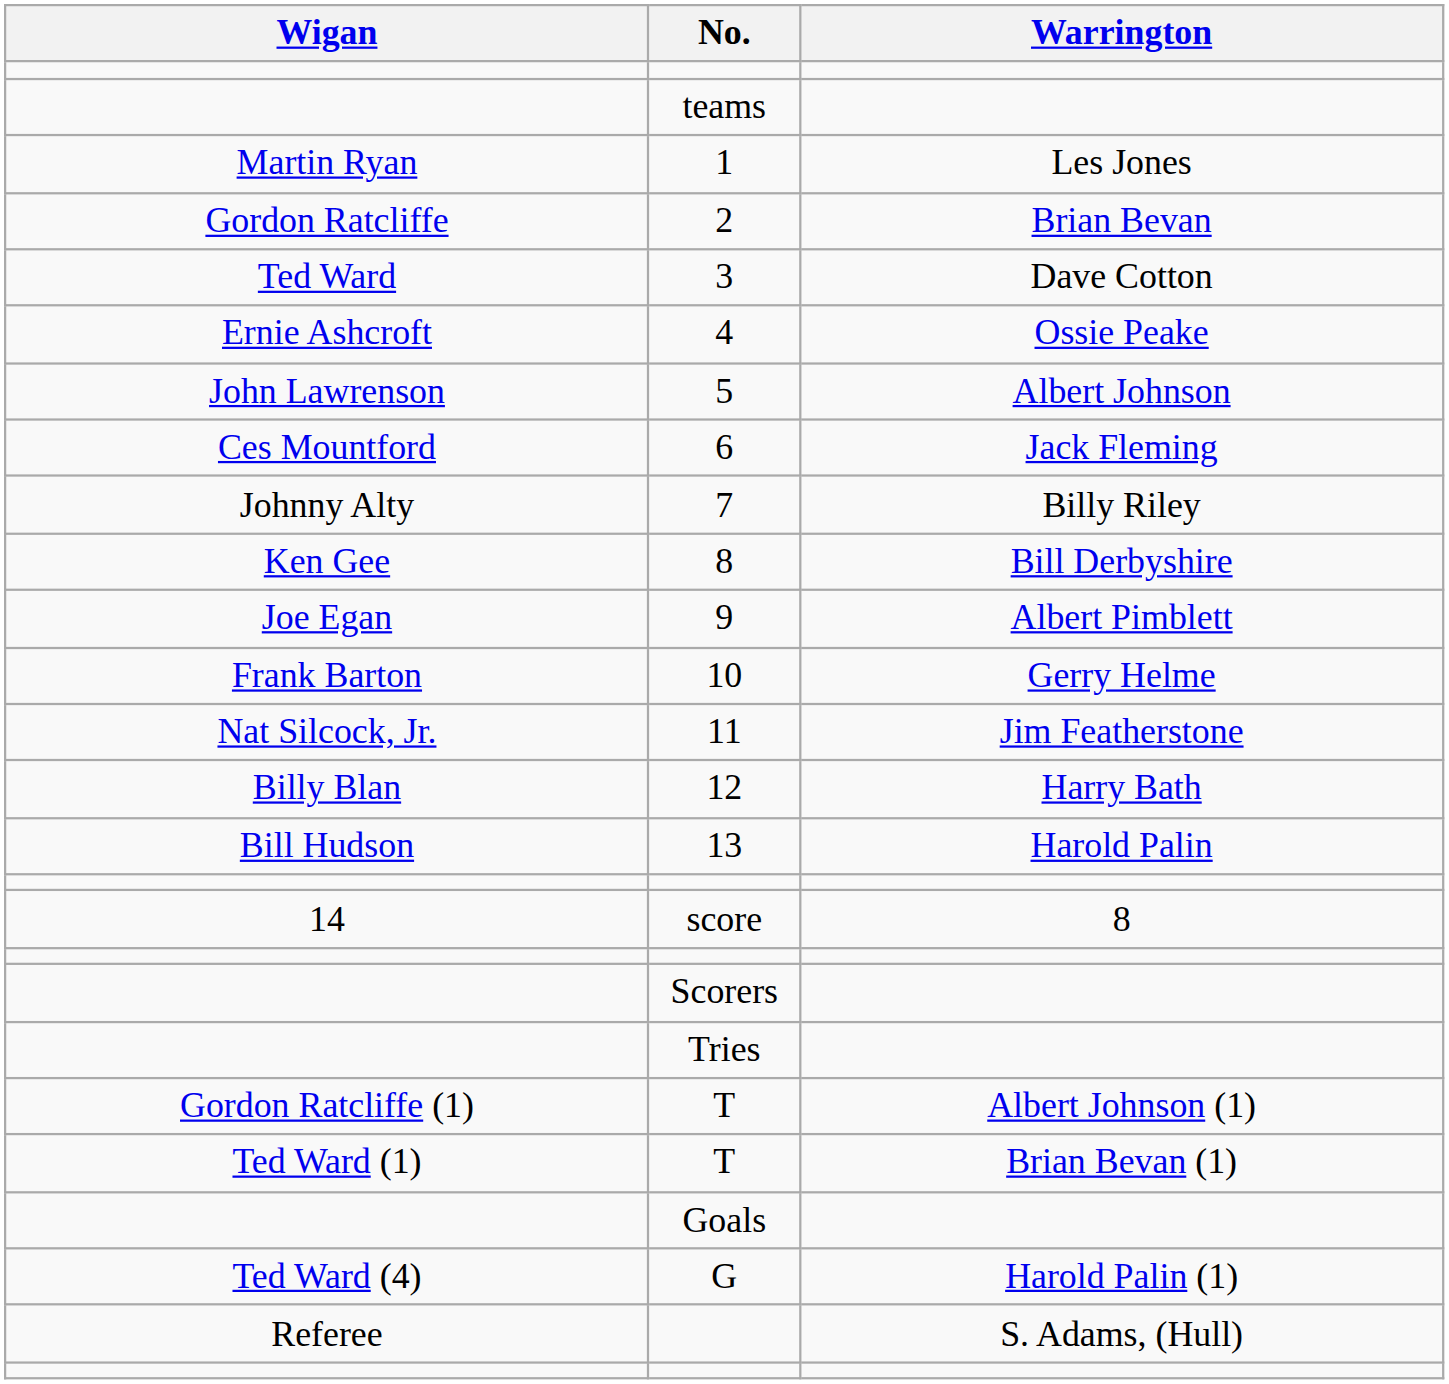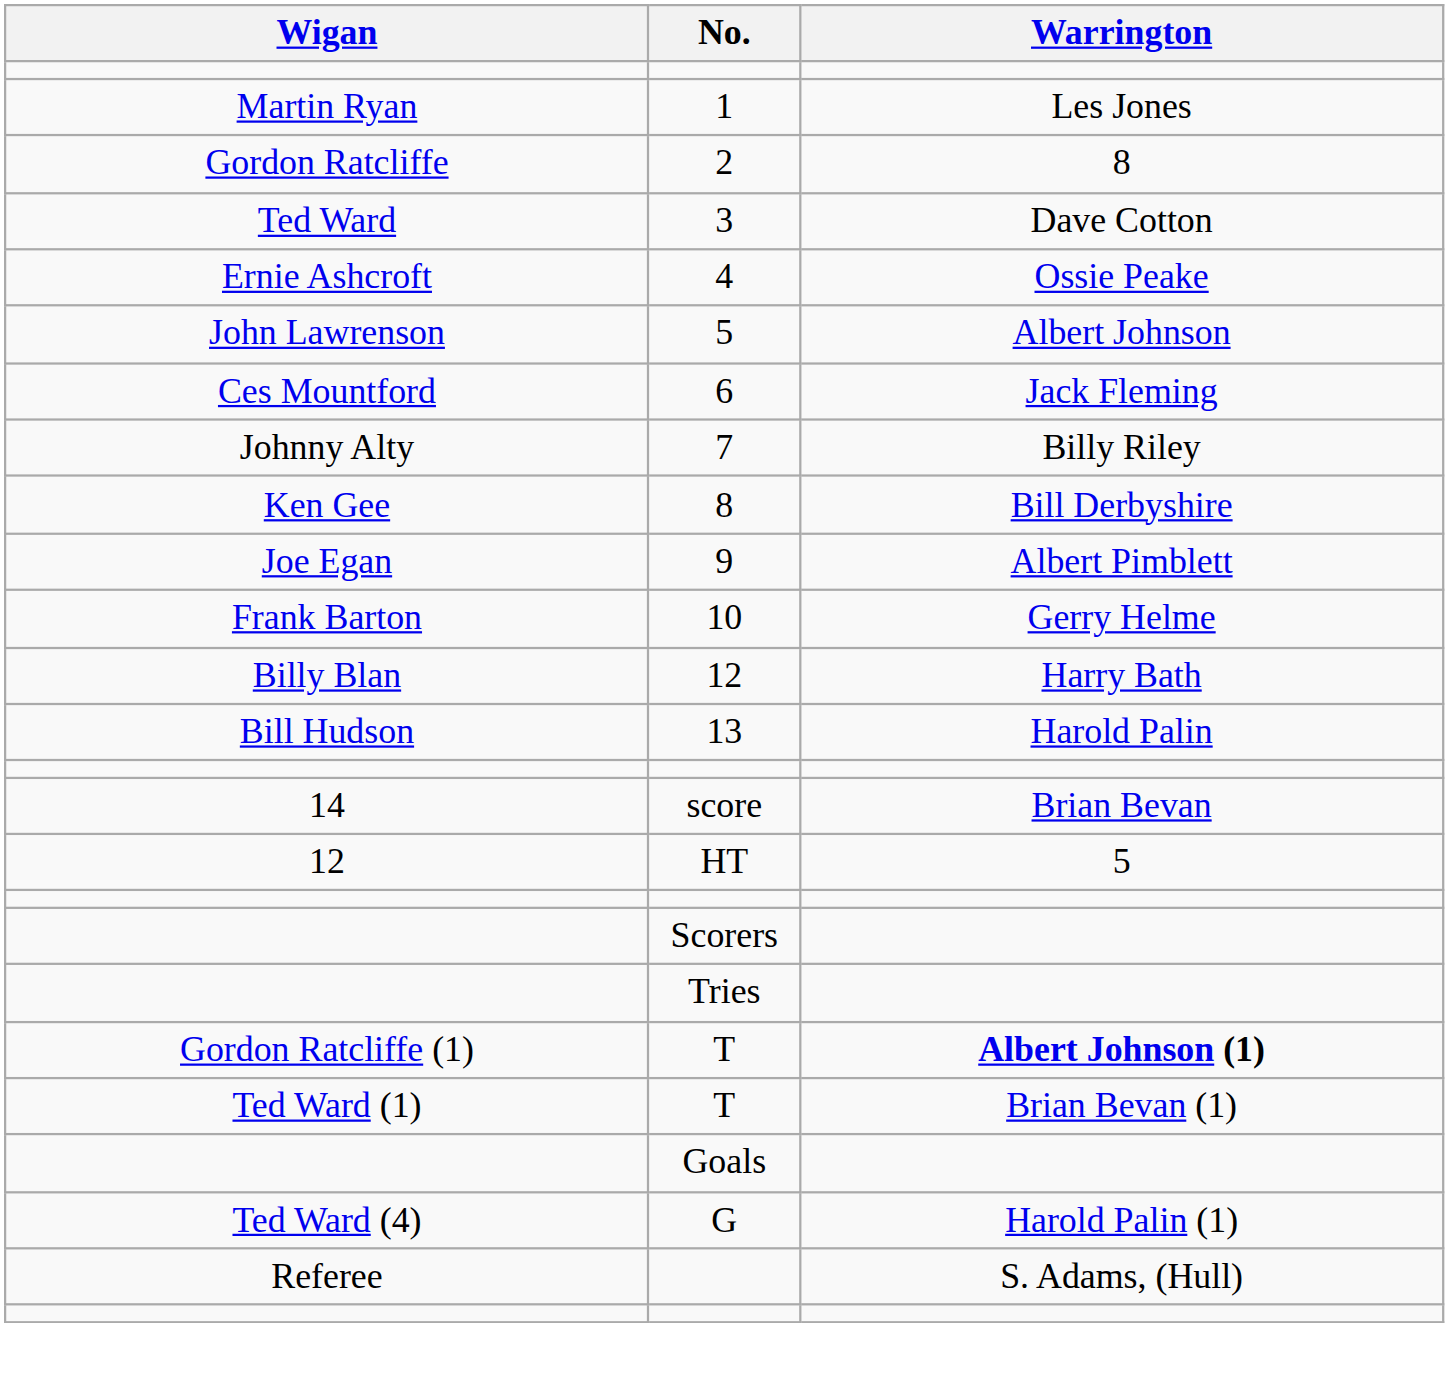- row: (327, 107)
(1122, 219) Brian Bevan -> (1122, 163) 8
- row: (327, 731)
(1122, 918) 8 -> (1122, 804) Brian Bevan
+ row: (327, 861)
(1122, 1105) normal -> (1122, 1048) bold
